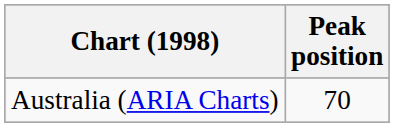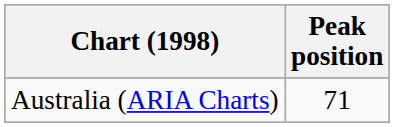(337, 99) 70 -> (337, 99) 71
